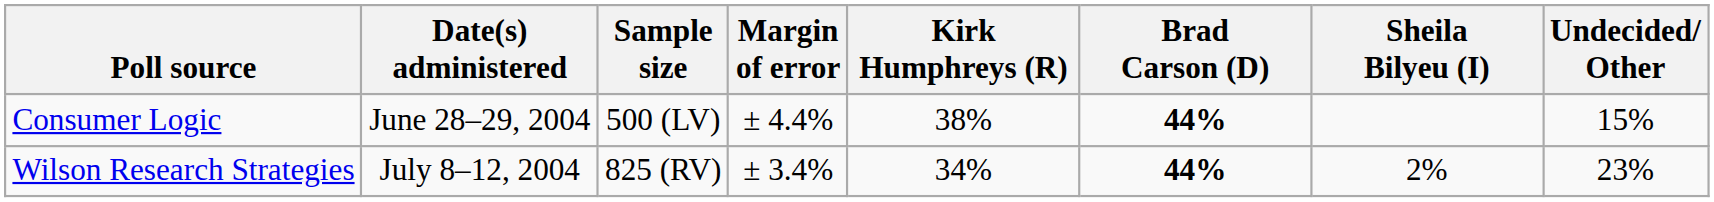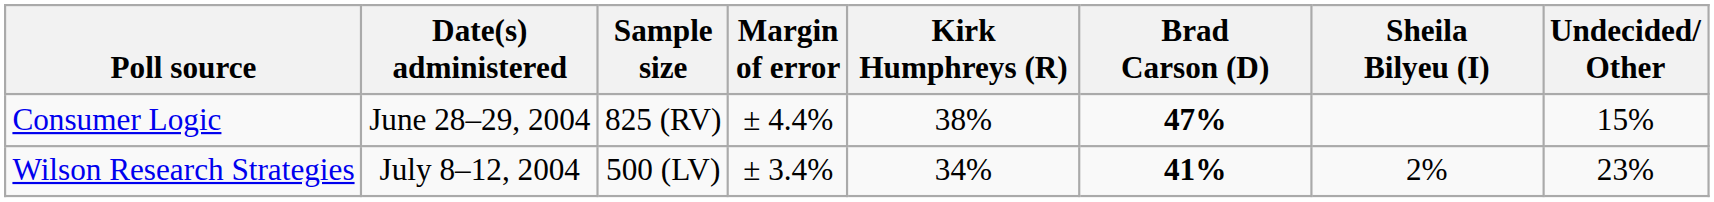(663, 119) 500 (LV) -> (663, 119) 825 (RV)
(1195, 119) 44% -> (1195, 119) 47%
(663, 170) 825 (RV) -> (663, 170) 500 (LV)
(1195, 170) 44% -> (1195, 170) 41%
